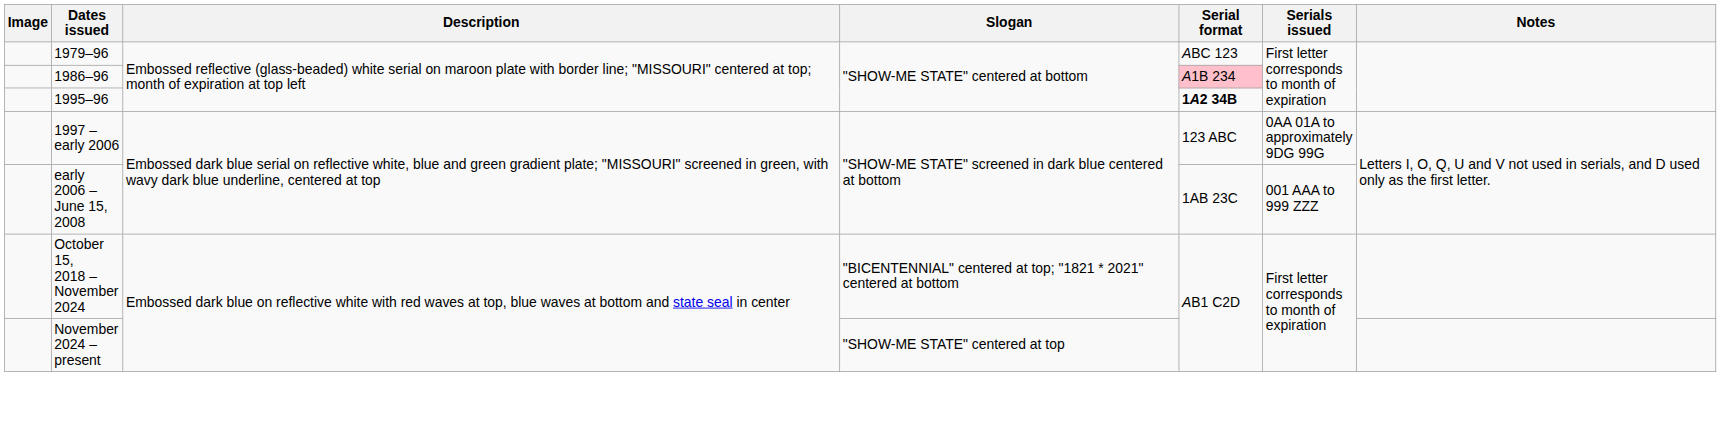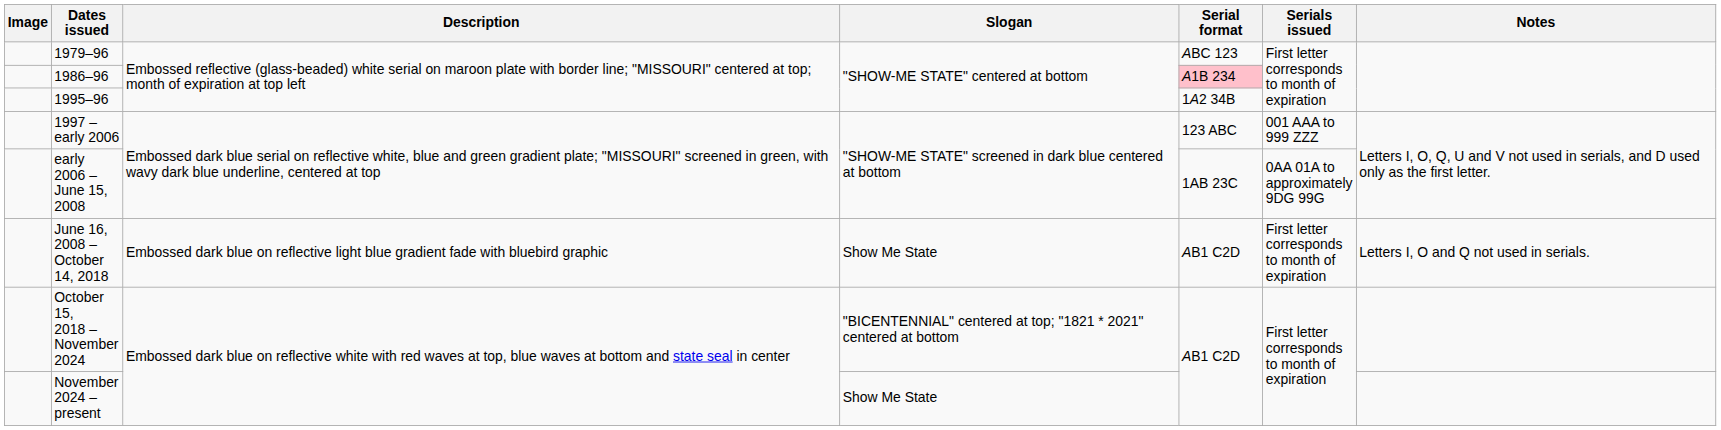(1209, 99) bold -> (1209, 99) normal
(1309, 137) 0AA 01A to approximately 9DG 99G -> (1300, 130) 001 AAA to 999 ZZZ
(1300, 199) 001 AAA to 999 ZZZ -> (1309, 183) 0AA 01A to approximately 9DG 99G
+ row: (81, 252)
(954, 345) "SHOW-ME STATE" centered at top -> (890, 398) Show Me State
